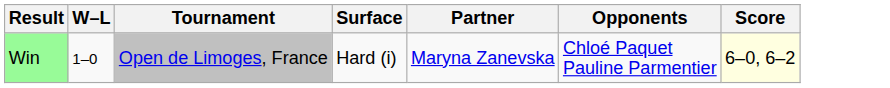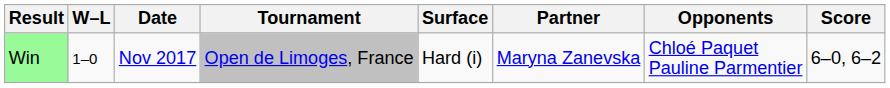+ column: (158, 18)
(760, 57) lightyellow background -> (846, 57) no background
